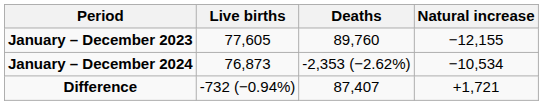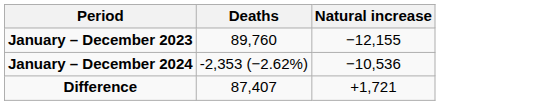- column: (248, 16)
(476, 64) −10,534 -> (373, 64) −10,536
